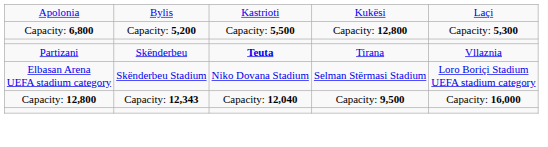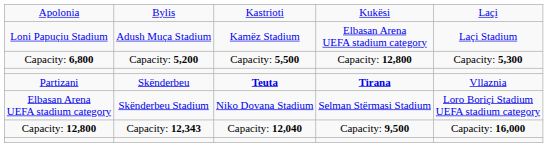+ row: (59, 36)
(370, 52) normal -> (375, 82) bold
